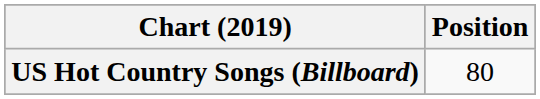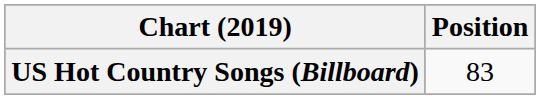(480, 71) 80 -> (480, 71) 83
